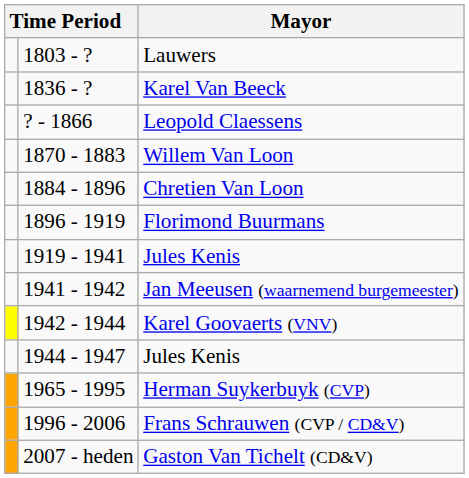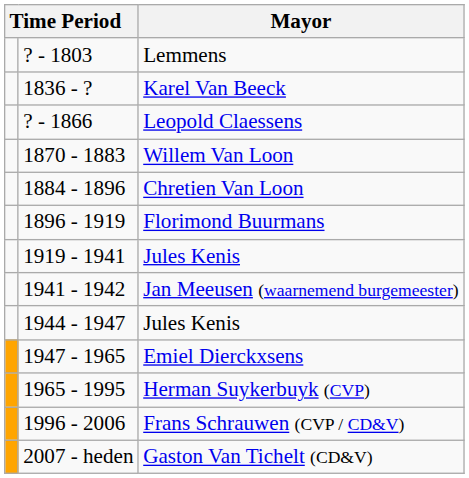+ row: (58, 54)
- row: (58, 54)
- row: (74, 322)
+ row: (74, 356)
